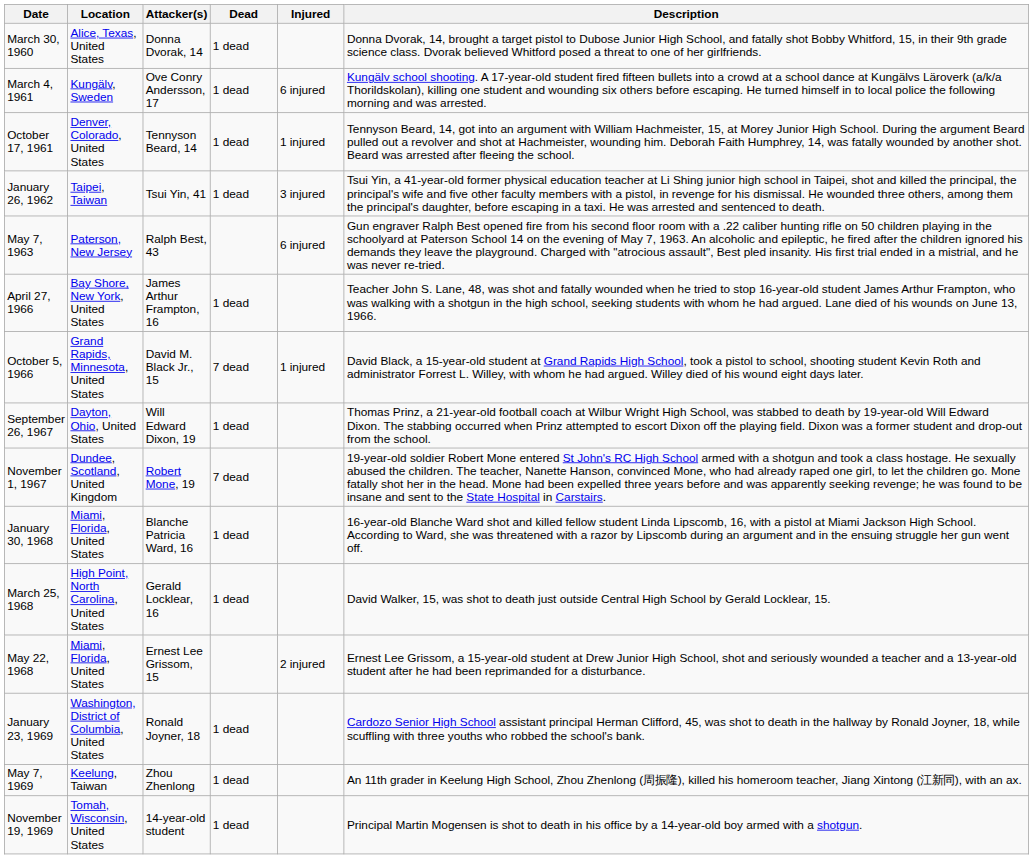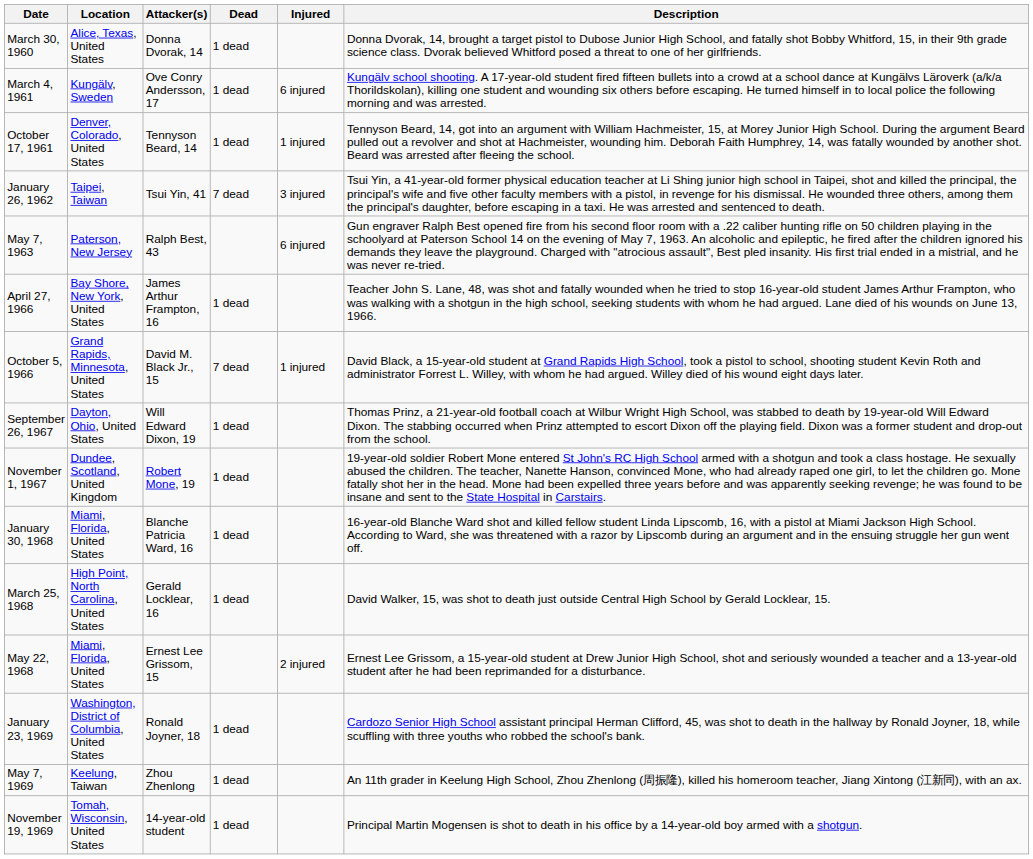(231, 194) 1 dead -> (231, 194) 7 dead
(231, 477) 7 dead -> (231, 477) 1 dead
